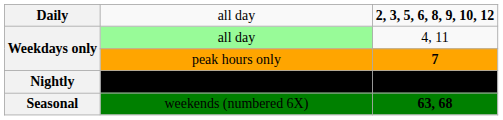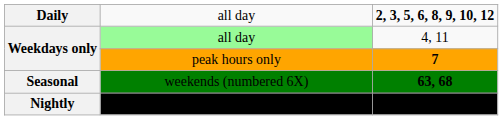rows swapped: (236, 103) <-> (236, 81)
